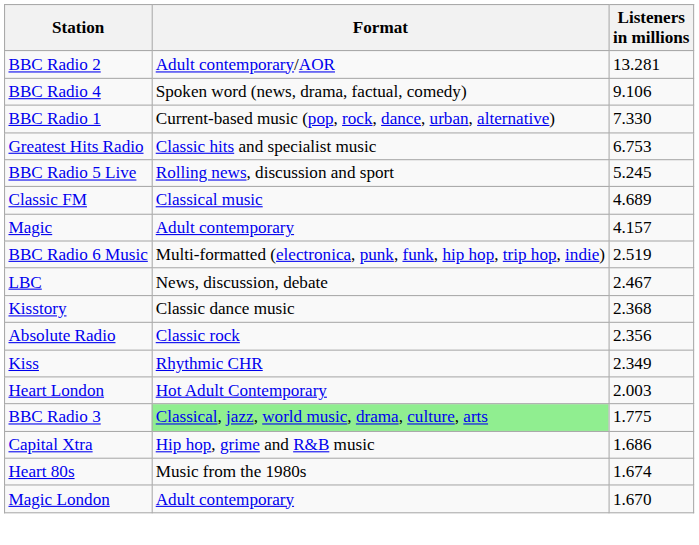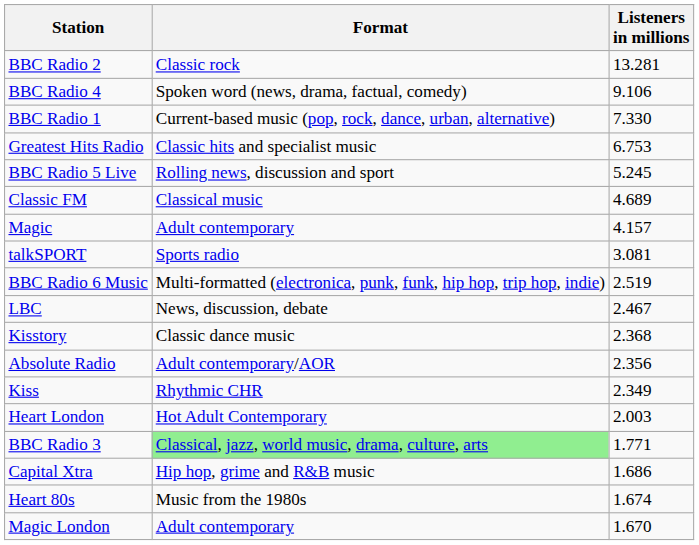(245, 64) Adult contemporary/AOR -> (198, 64) Classic rock
+ row: (47, 254)
(198, 335) Classic rock -> (245, 363) Adult contemporary/AOR
(632, 417) 1.775 -> (632, 444) 1.771
